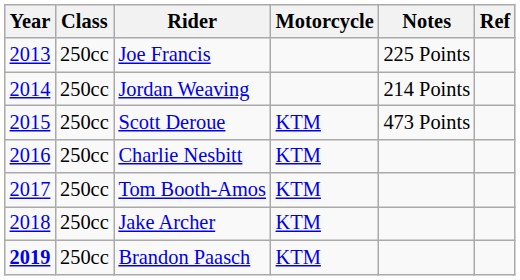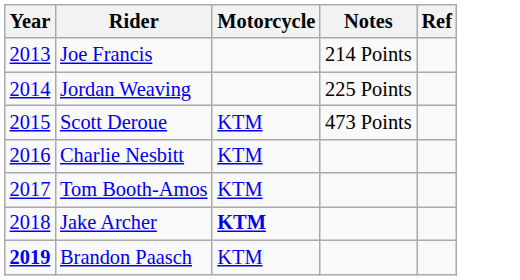- column: (84, 20)
(427, 54) 225 Points -> (368, 54) 214 Points
(427, 88) 214 Points -> (368, 88) 225 Points
(298, 222) normal -> (242, 222) bold
